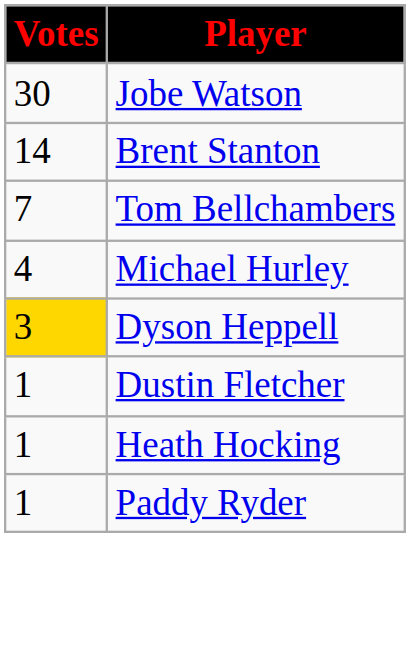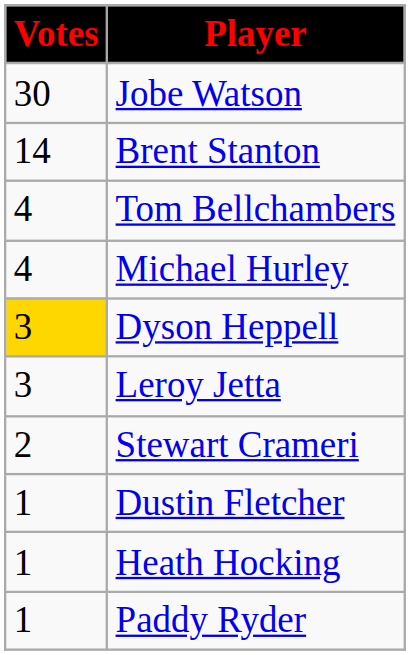(23, 209) 7 -> (23, 209) 4
+ row: (198, 385)
+ row: (237, 444)
